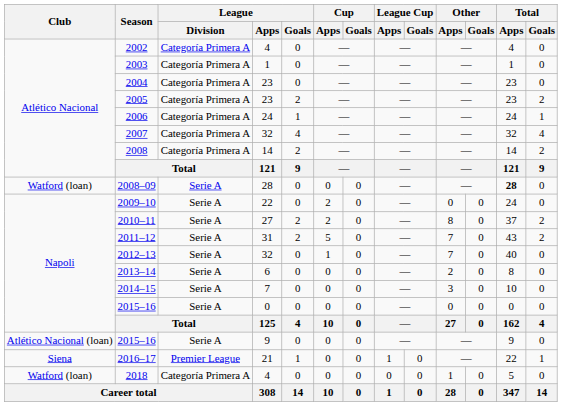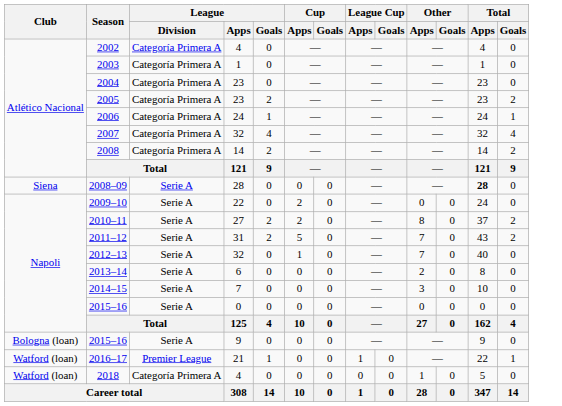(60, 185) Watford (loan) -> (45, 185) Siena
(60, 340) Atlético Nacional (loan) -> (45, 340) Bologna (loan)
(60, 358) Siena -> (45, 358) Watford (loan)
